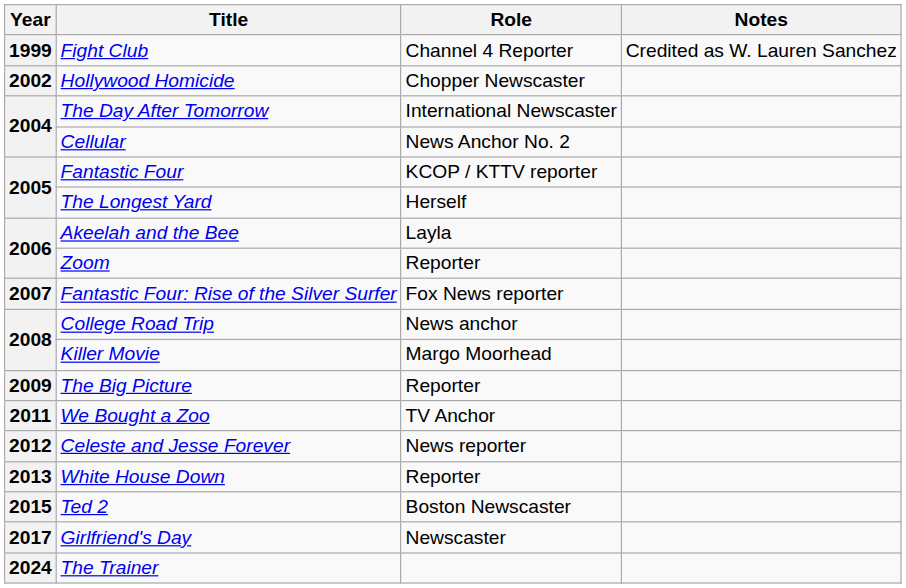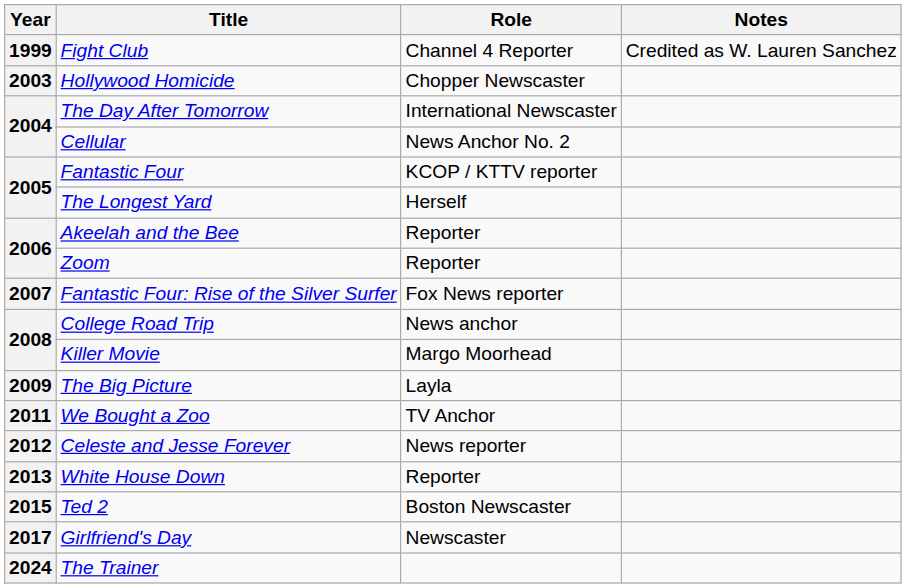(30, 80) 2002 -> (30, 80) 2003
(429, 232) Layla -> (443, 232) Reporter
(443, 385) Reporter -> (429, 385) Layla
